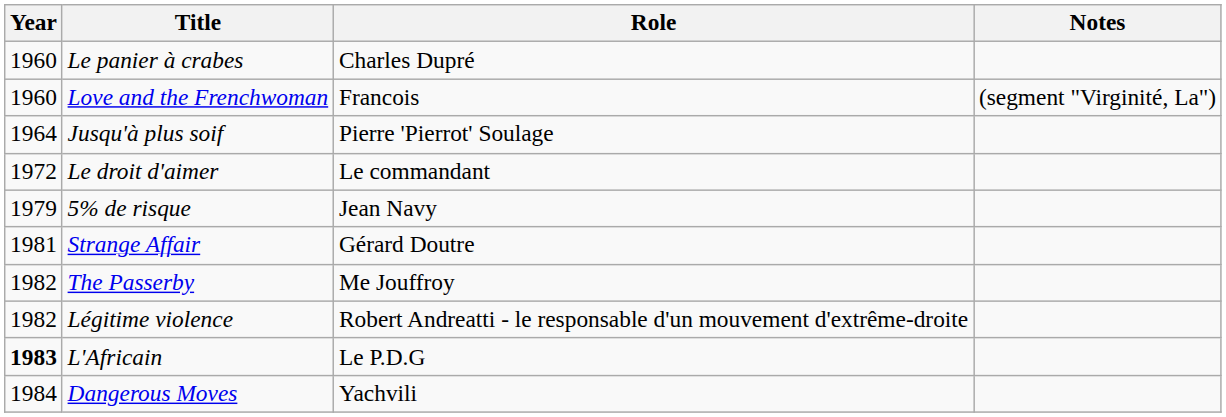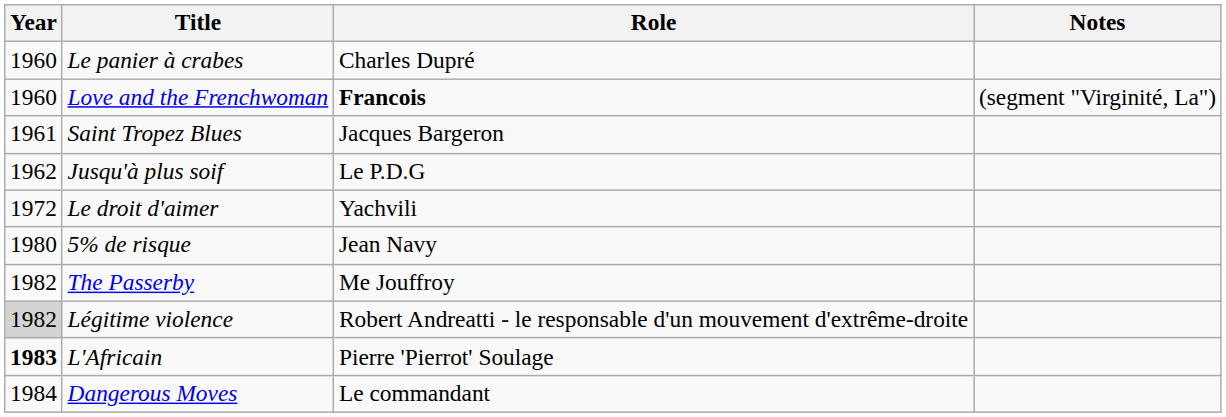(379, 97) normal -> (382, 97) bold
+ row: (155, 134)
(33, 134) 1964 -> (33, 171) 1962
(446, 134) Pierre 'Pierrot' Soulage -> (382, 171) Le P.D.G
(415, 171) Le commandant -> (378, 208) Yachvili
(33, 208) 1979 -> (33, 245) 1980
- row: (134, 245)
(33, 319) no background -> (33, 319) lightgrey background
(382, 356) Le P.D.G -> (446, 356) Pierre 'Pierrot' Soulage
(378, 393) Yachvili -> (415, 393) Le commandant
